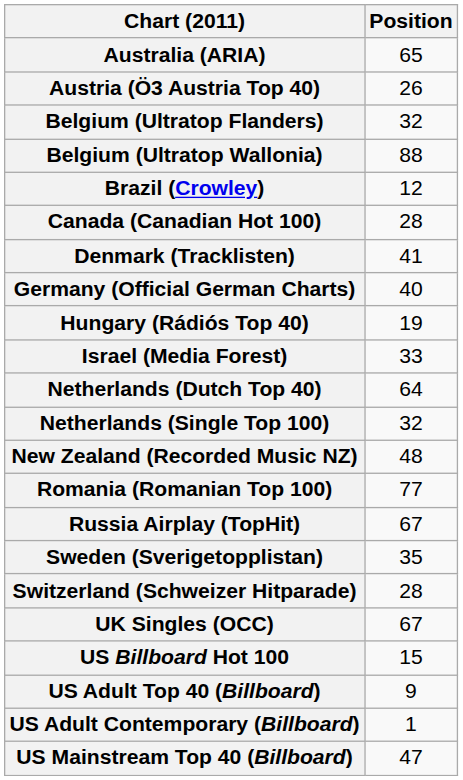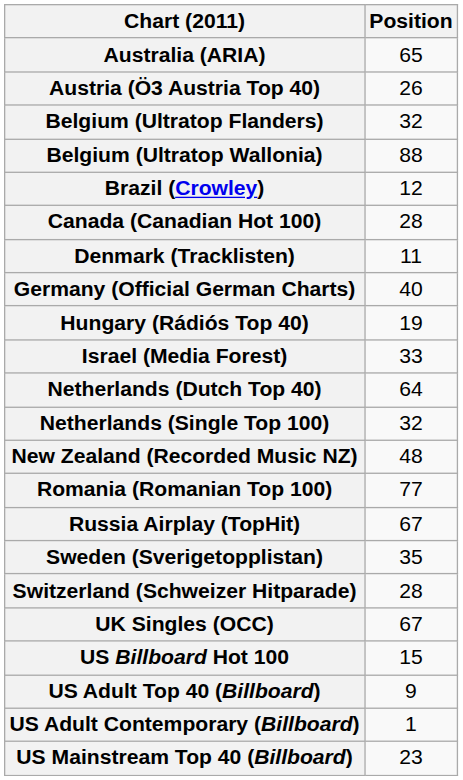(411, 255) 41 -> (411, 255) 11
(411, 758) 47 -> (411, 758) 23
